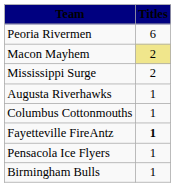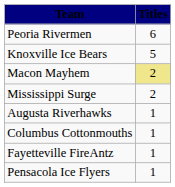+ row: (57, 53)
(153, 133) bold -> (153, 152) normal
- row: (54, 172)
